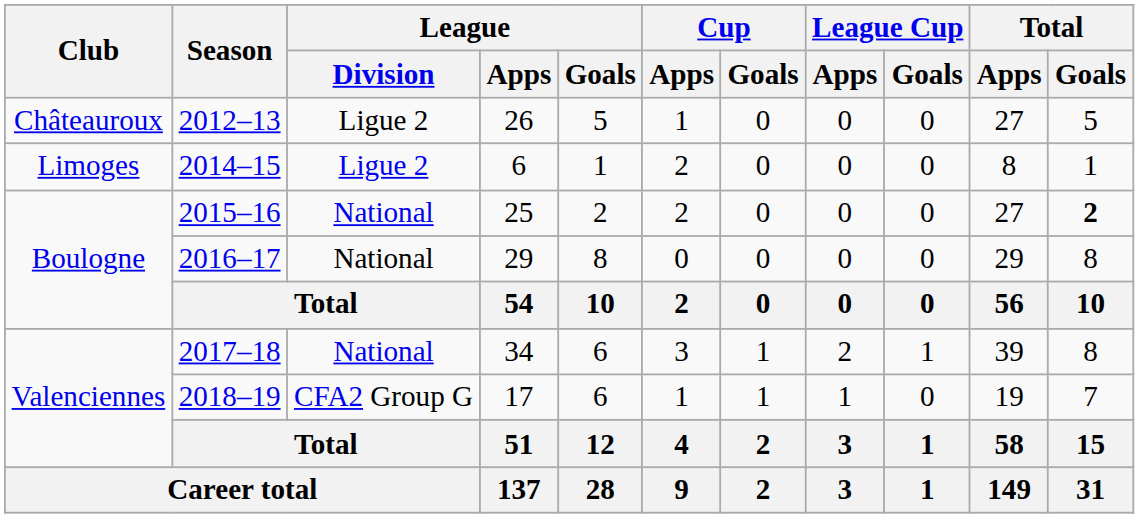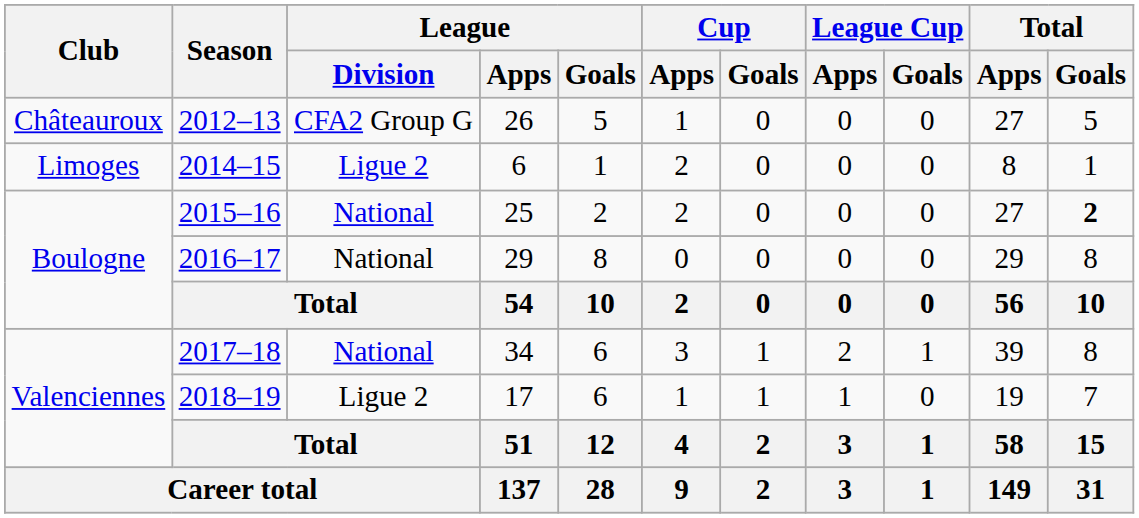(384, 119) Ligue 2 -> (384, 119) CFA2 Group G
(384, 397) CFA2 Group G -> (384, 397) Ligue 2
